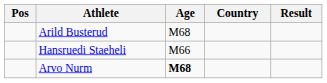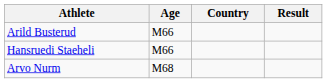- column: (20, 13)
(179, 31) M68 -> (163, 31) M66
(180, 68) bold -> (163, 68) normal
